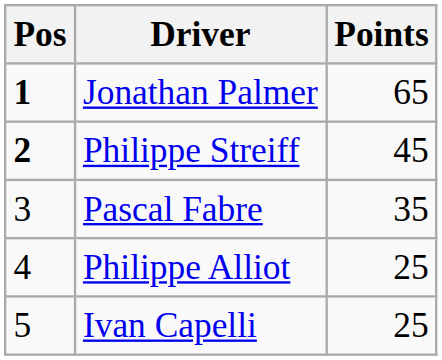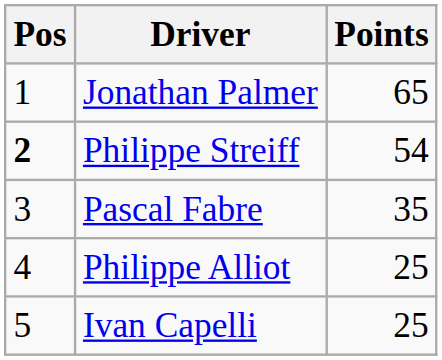(22, 92) bold -> (22, 92) normal
(411, 150) 45 -> (411, 150) 54
